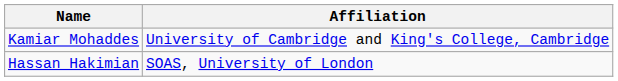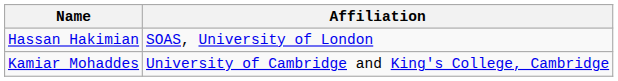rows swapped: (74, 64) <-> (74, 40)
